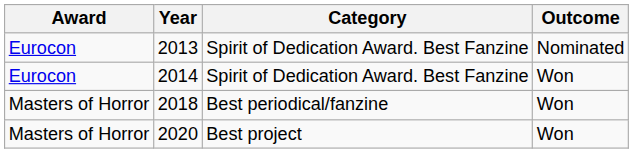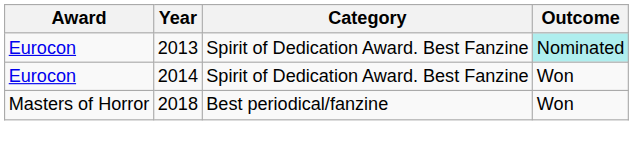(581, 47) no background -> (581, 47) paleturquoise background
- row: (178, 133)
